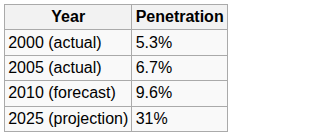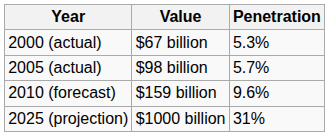+ column: (181, 17)
(154, 67) 6.7% -> (251, 67) 5.7%
